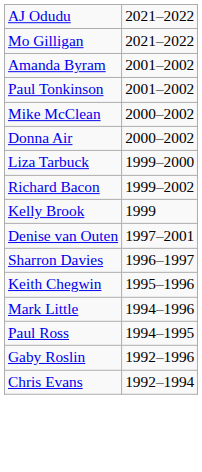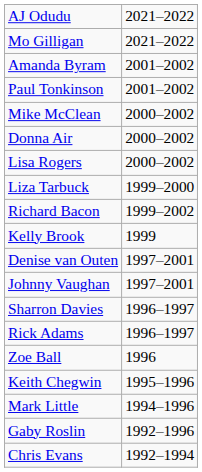+ row: (45, 162)
+ row: (59, 284)
+ row: (46, 333)
+ row: (35, 357)
- row: (39, 333)
